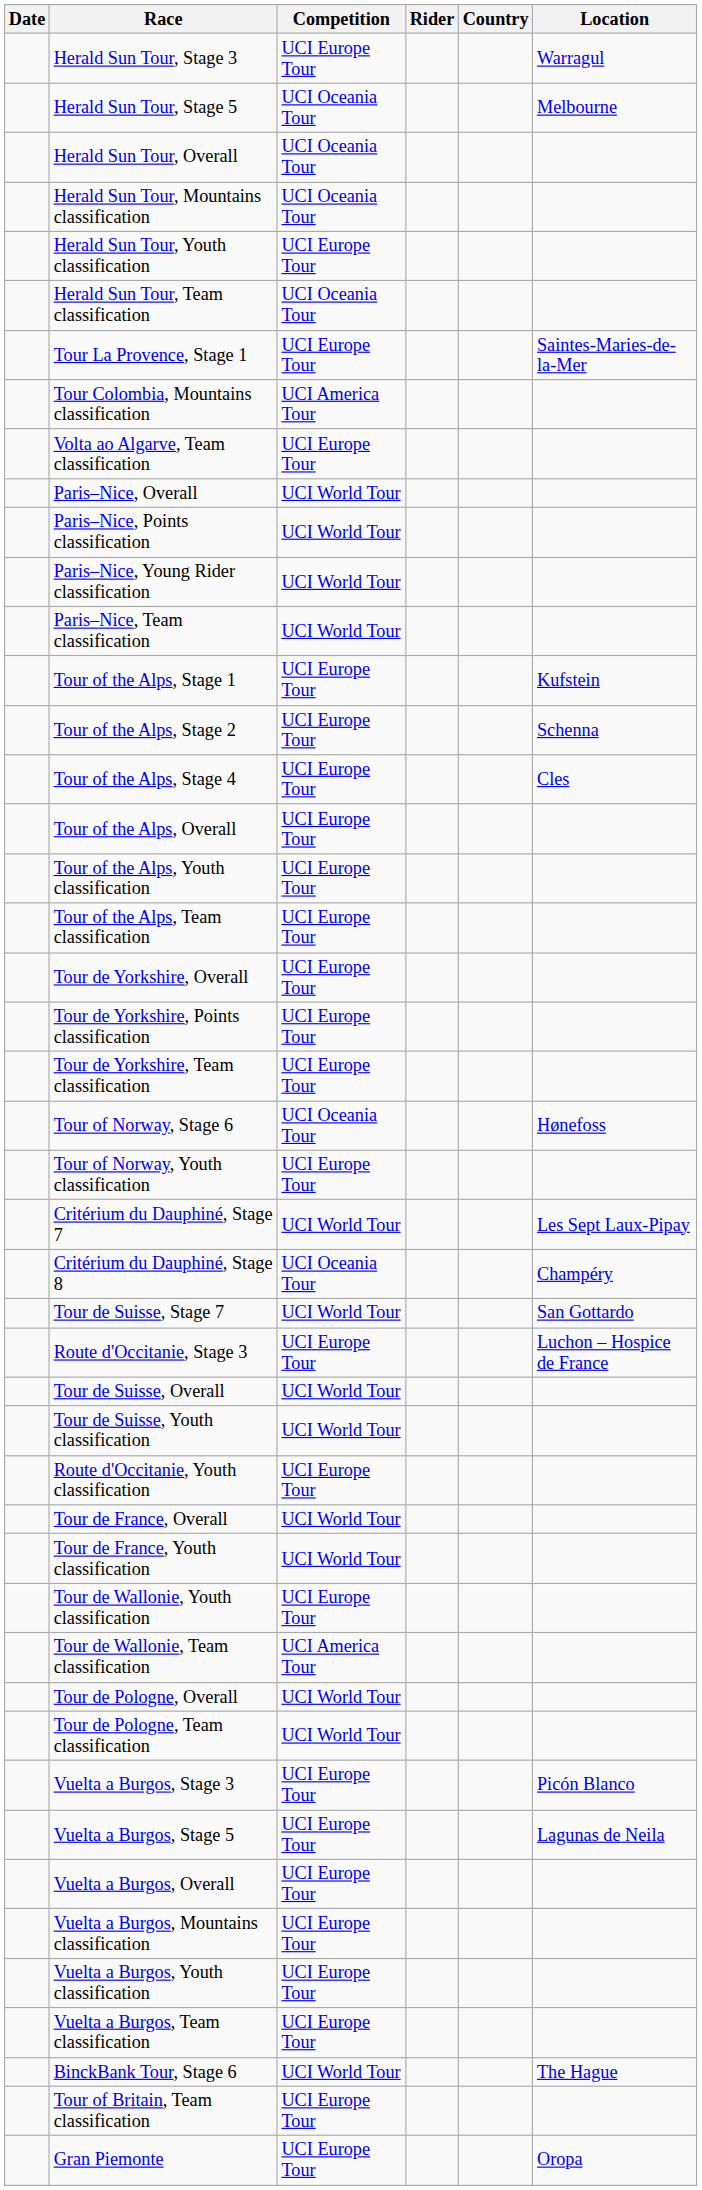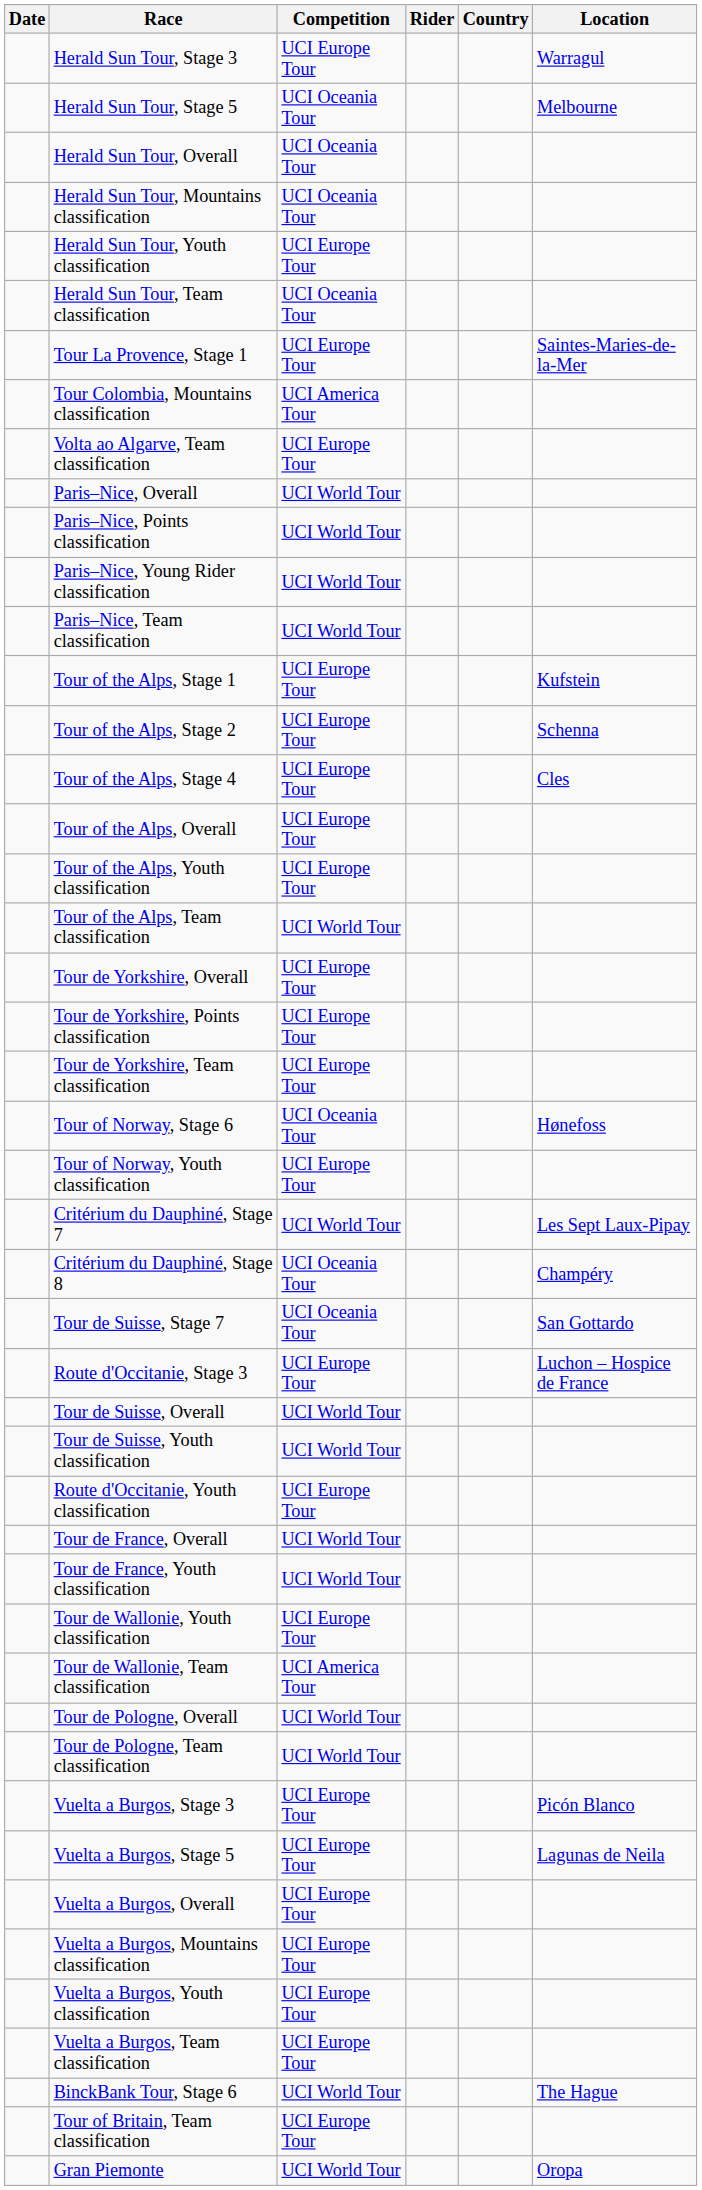(326, 927) UCI Europe Tour -> (341, 927) UCI World Tour
(341, 1313) UCI World Tour -> (329, 1323) UCI Oceania Tour
(326, 2160) UCI Europe Tour -> (341, 2170) UCI World Tour
